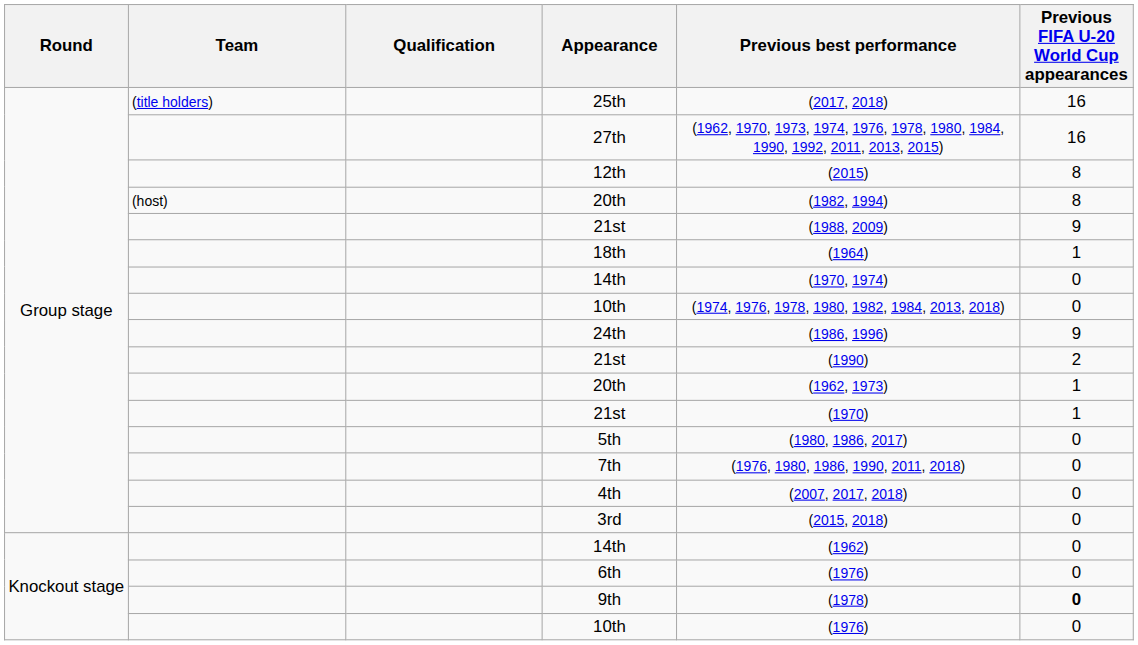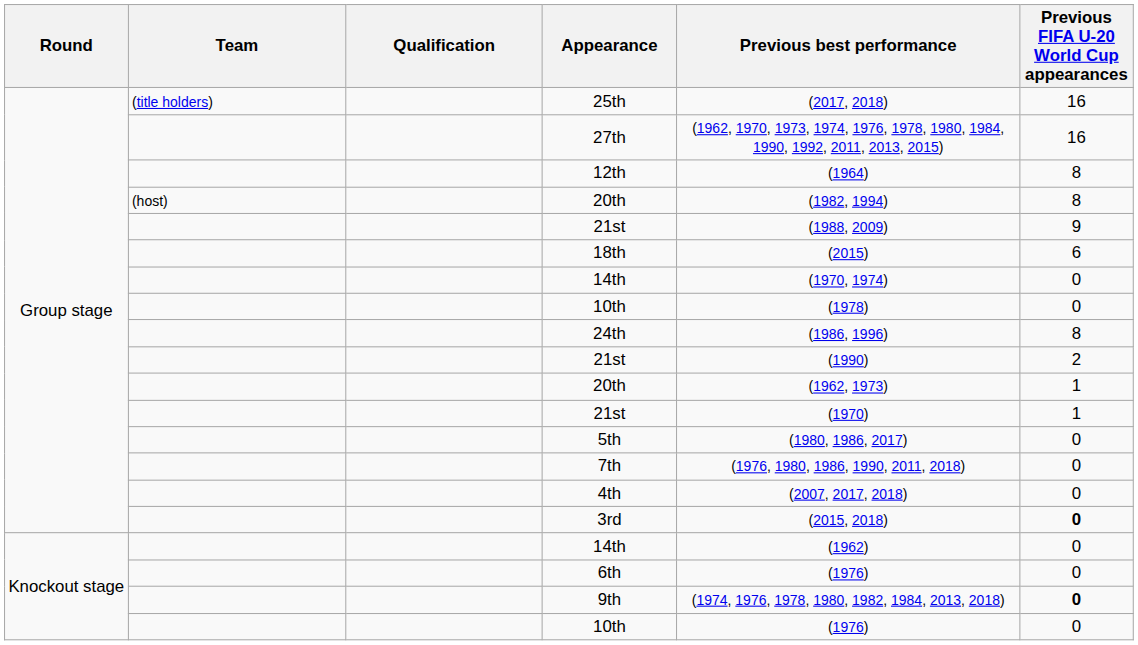(848, 174) (2015) -> (848, 174) (1964)
(848, 254) (1964) -> (848, 254) (2015)
(1076, 253) 1 -> (1076, 253) 6
(848, 307) (1974, 1976, 1978, 1980, 1982, 1984, 2013, 2018) -> (848, 307) (1978)
(1076, 333) 9 -> (1076, 333) 8
(1076, 519) normal -> (1076, 519) bold
(848, 600) (1978) -> (848, 600) (1974, 1976, 1978, 1980, 1982, 1984, 2013, 2018)
